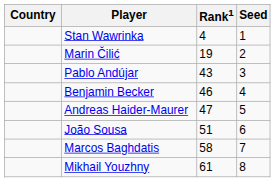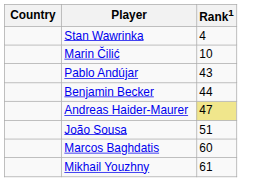- column: (253, 15)
(206, 54) 19 -> (206, 54) 10
(206, 92) 46 -> (206, 92) 44
(206, 110) no background -> (206, 110) khaki background
(206, 148) 58 -> (206, 148) 60
